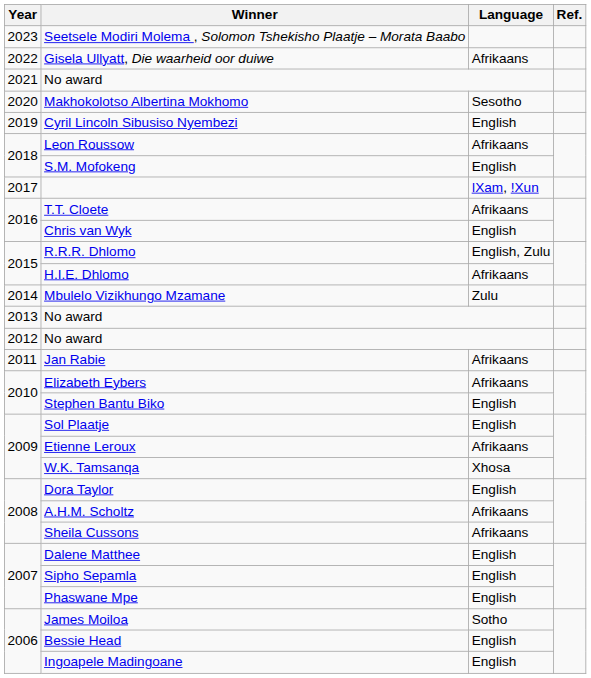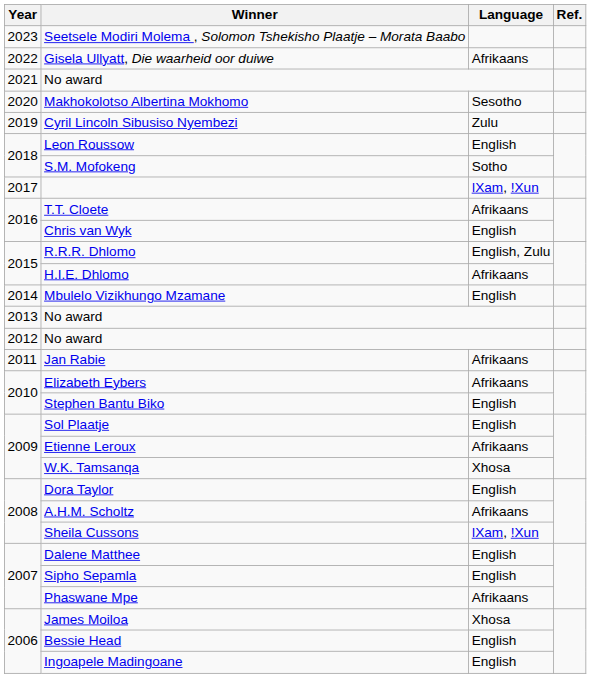(494, 123) English -> (485, 123) Zulu
(500, 144) Afrikaans -> (494, 144) English
(494, 166) English -> (489, 166) Sotho
(485, 295) Zulu -> (494, 295) English
(500, 532) Afrikaans -> (505, 532) ǀXam, !Xun
(494, 597) English -> (500, 597) Afrikaans
(489, 619) Sotho -> (491, 619) Xhosa
